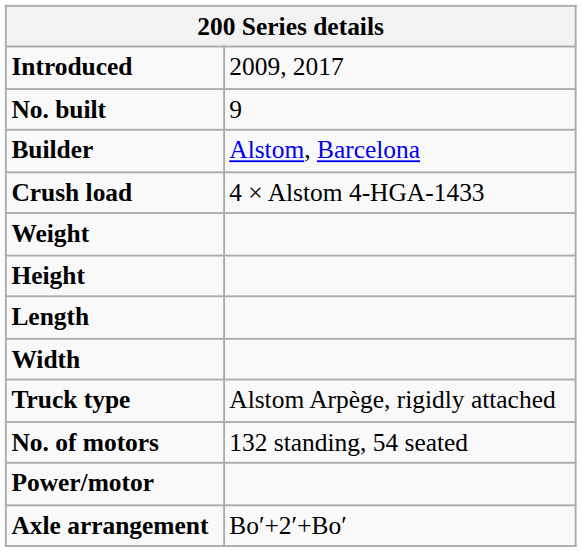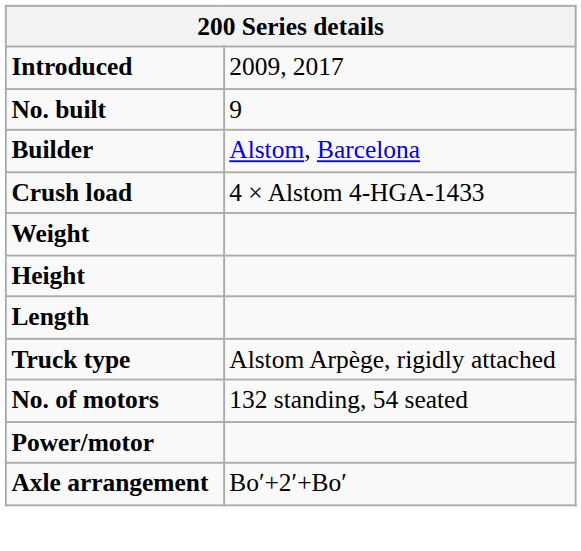- row: (46, 358)
